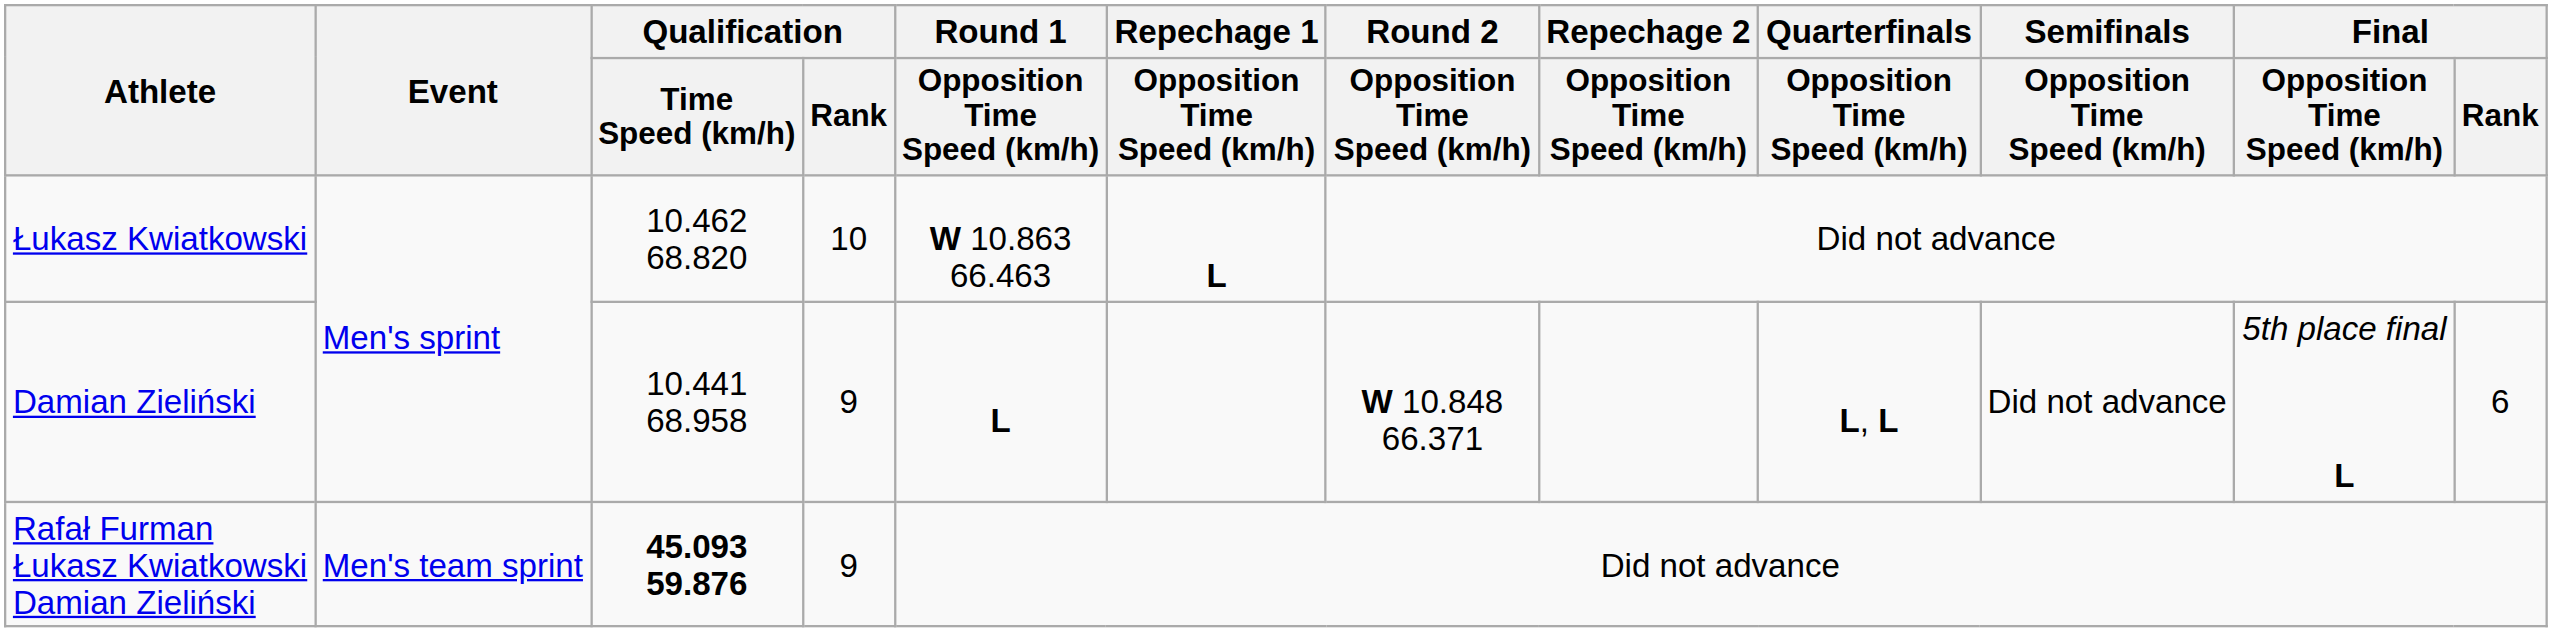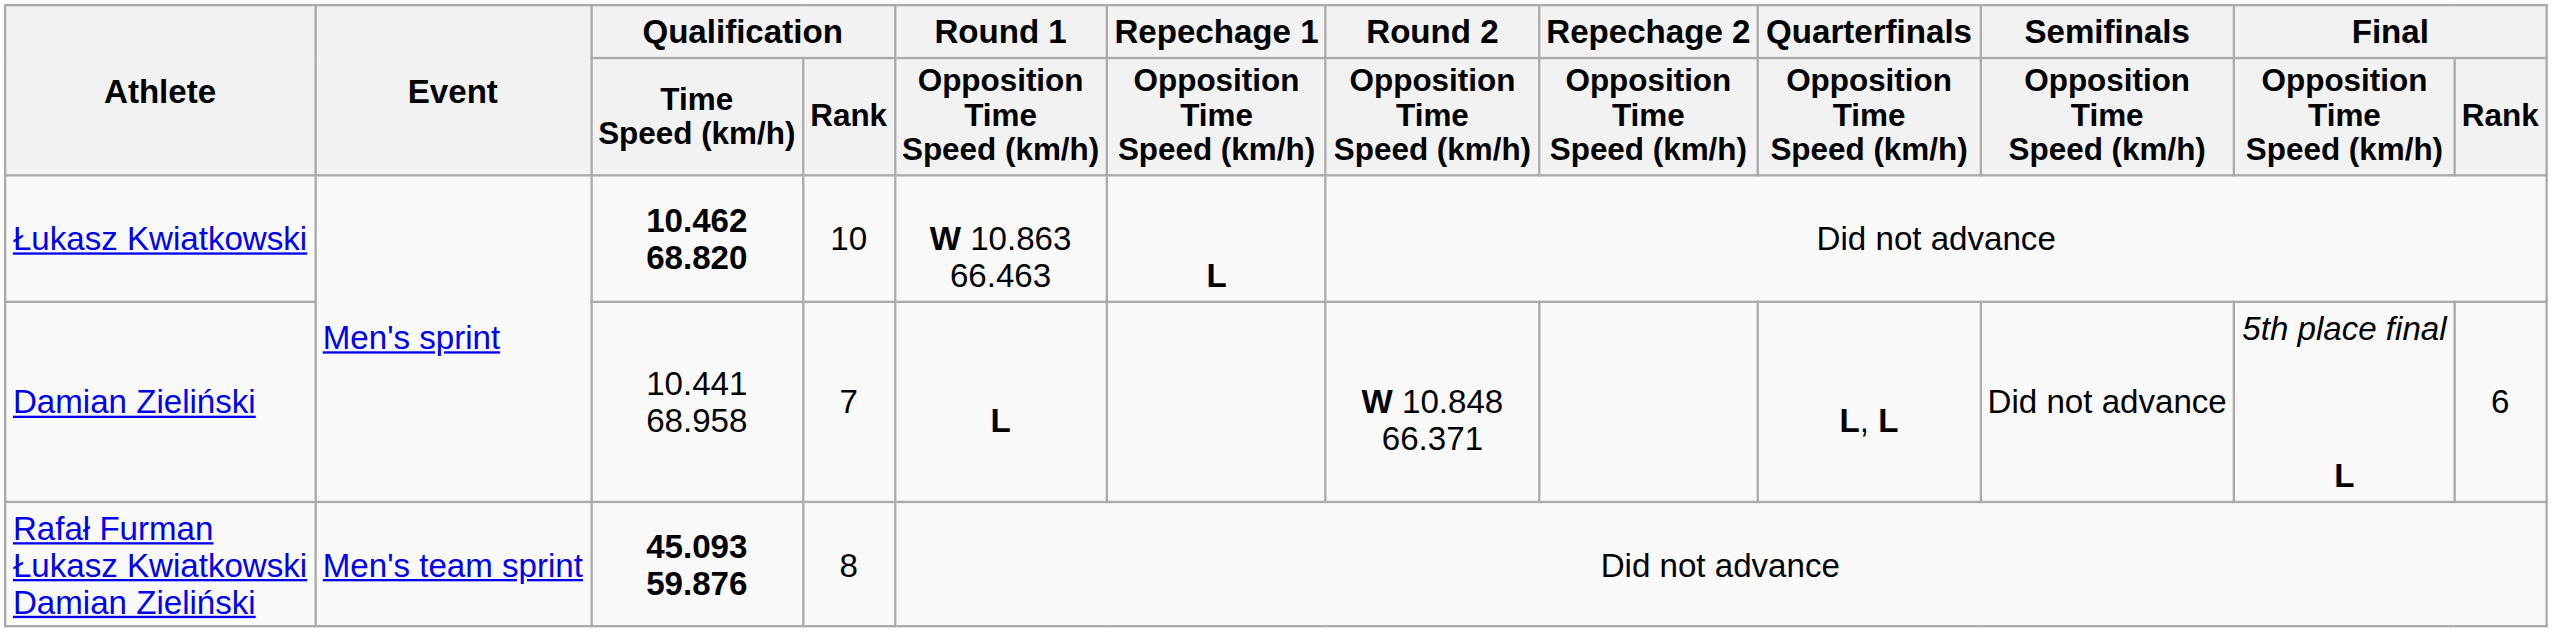(697, 239) normal -> (697, 239) bold
(849, 402) 9 -> (849, 402) 7
(849, 565) 9 -> (849, 565) 8
